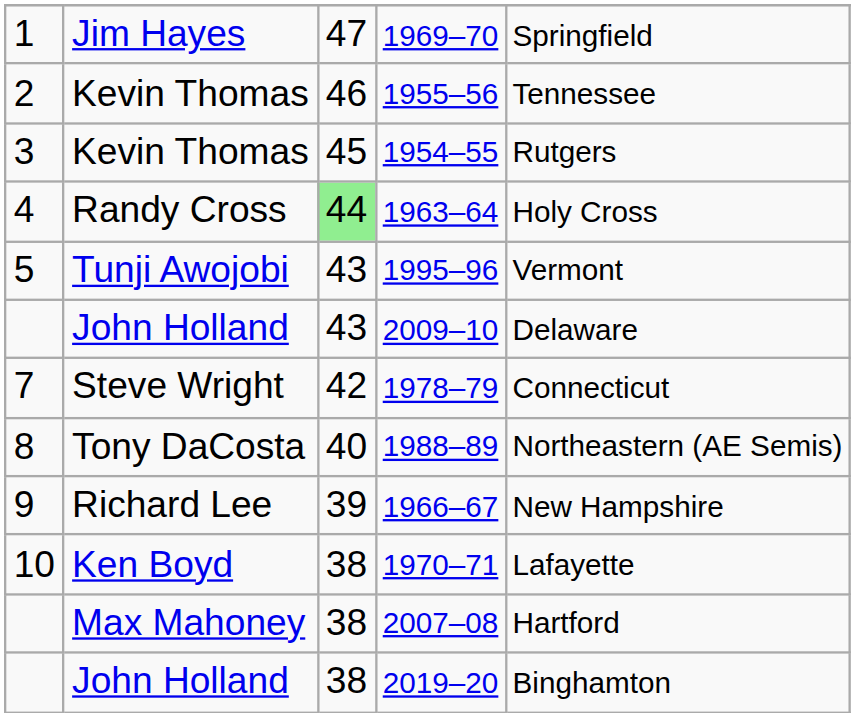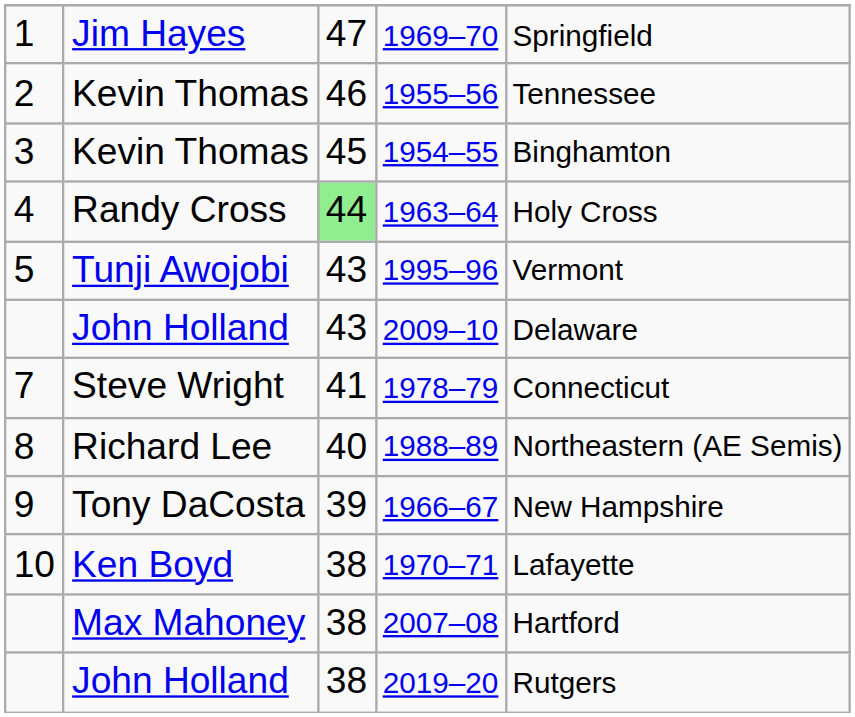(564, 152) Rutgers -> (592, 152) Binghamton
(346, 387) 42 -> (346, 387) 41
(189, 446) Tony DaCosta -> (172, 446) Richard Lee
(172, 504) Richard Lee -> (189, 504) Tony DaCosta
(592, 682) Binghamton -> (564, 682) Rutgers
